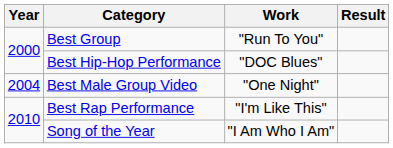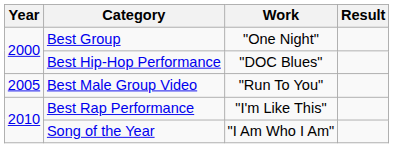(281, 39) "Run To You" -> (281, 39) "One Night"
(24, 85) 2004 -> (24, 85) 2005
(281, 85) "One Night" -> (281, 85) "Run To You"
